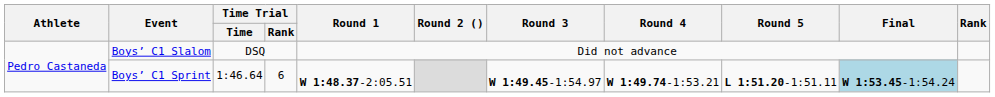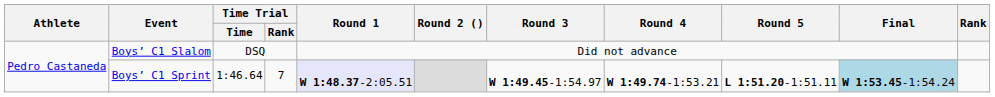(281, 75) 6 -> (281, 75) 7
(356, 82) no background -> (356, 82) lavender background
